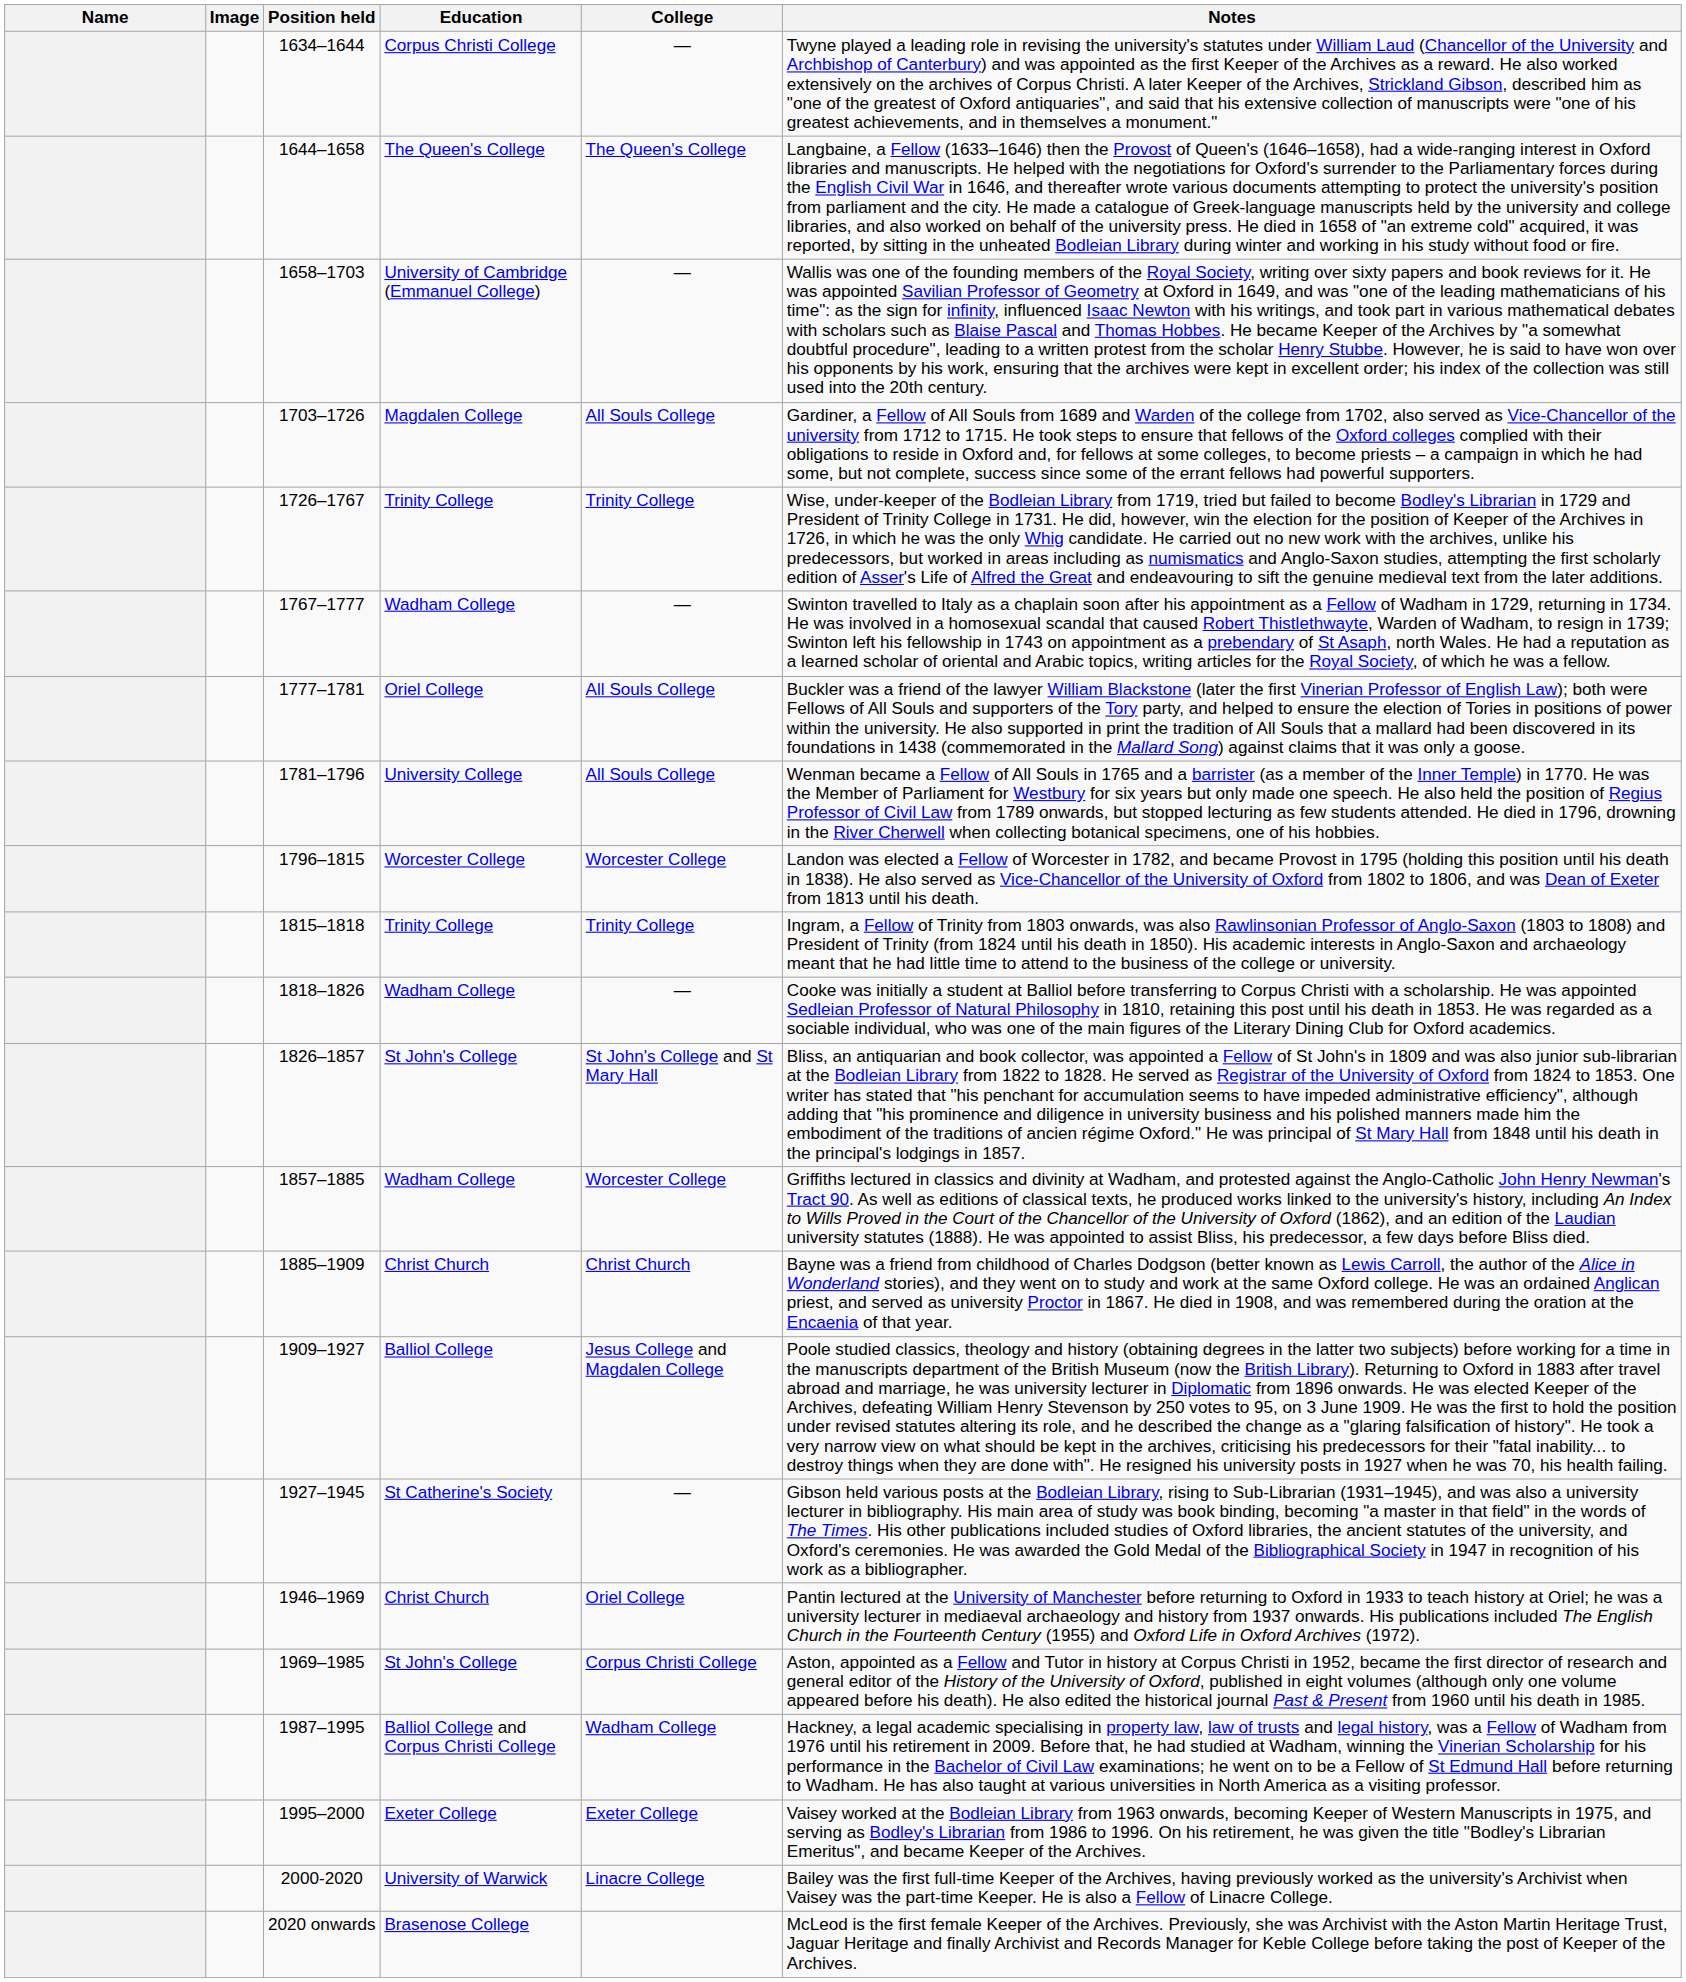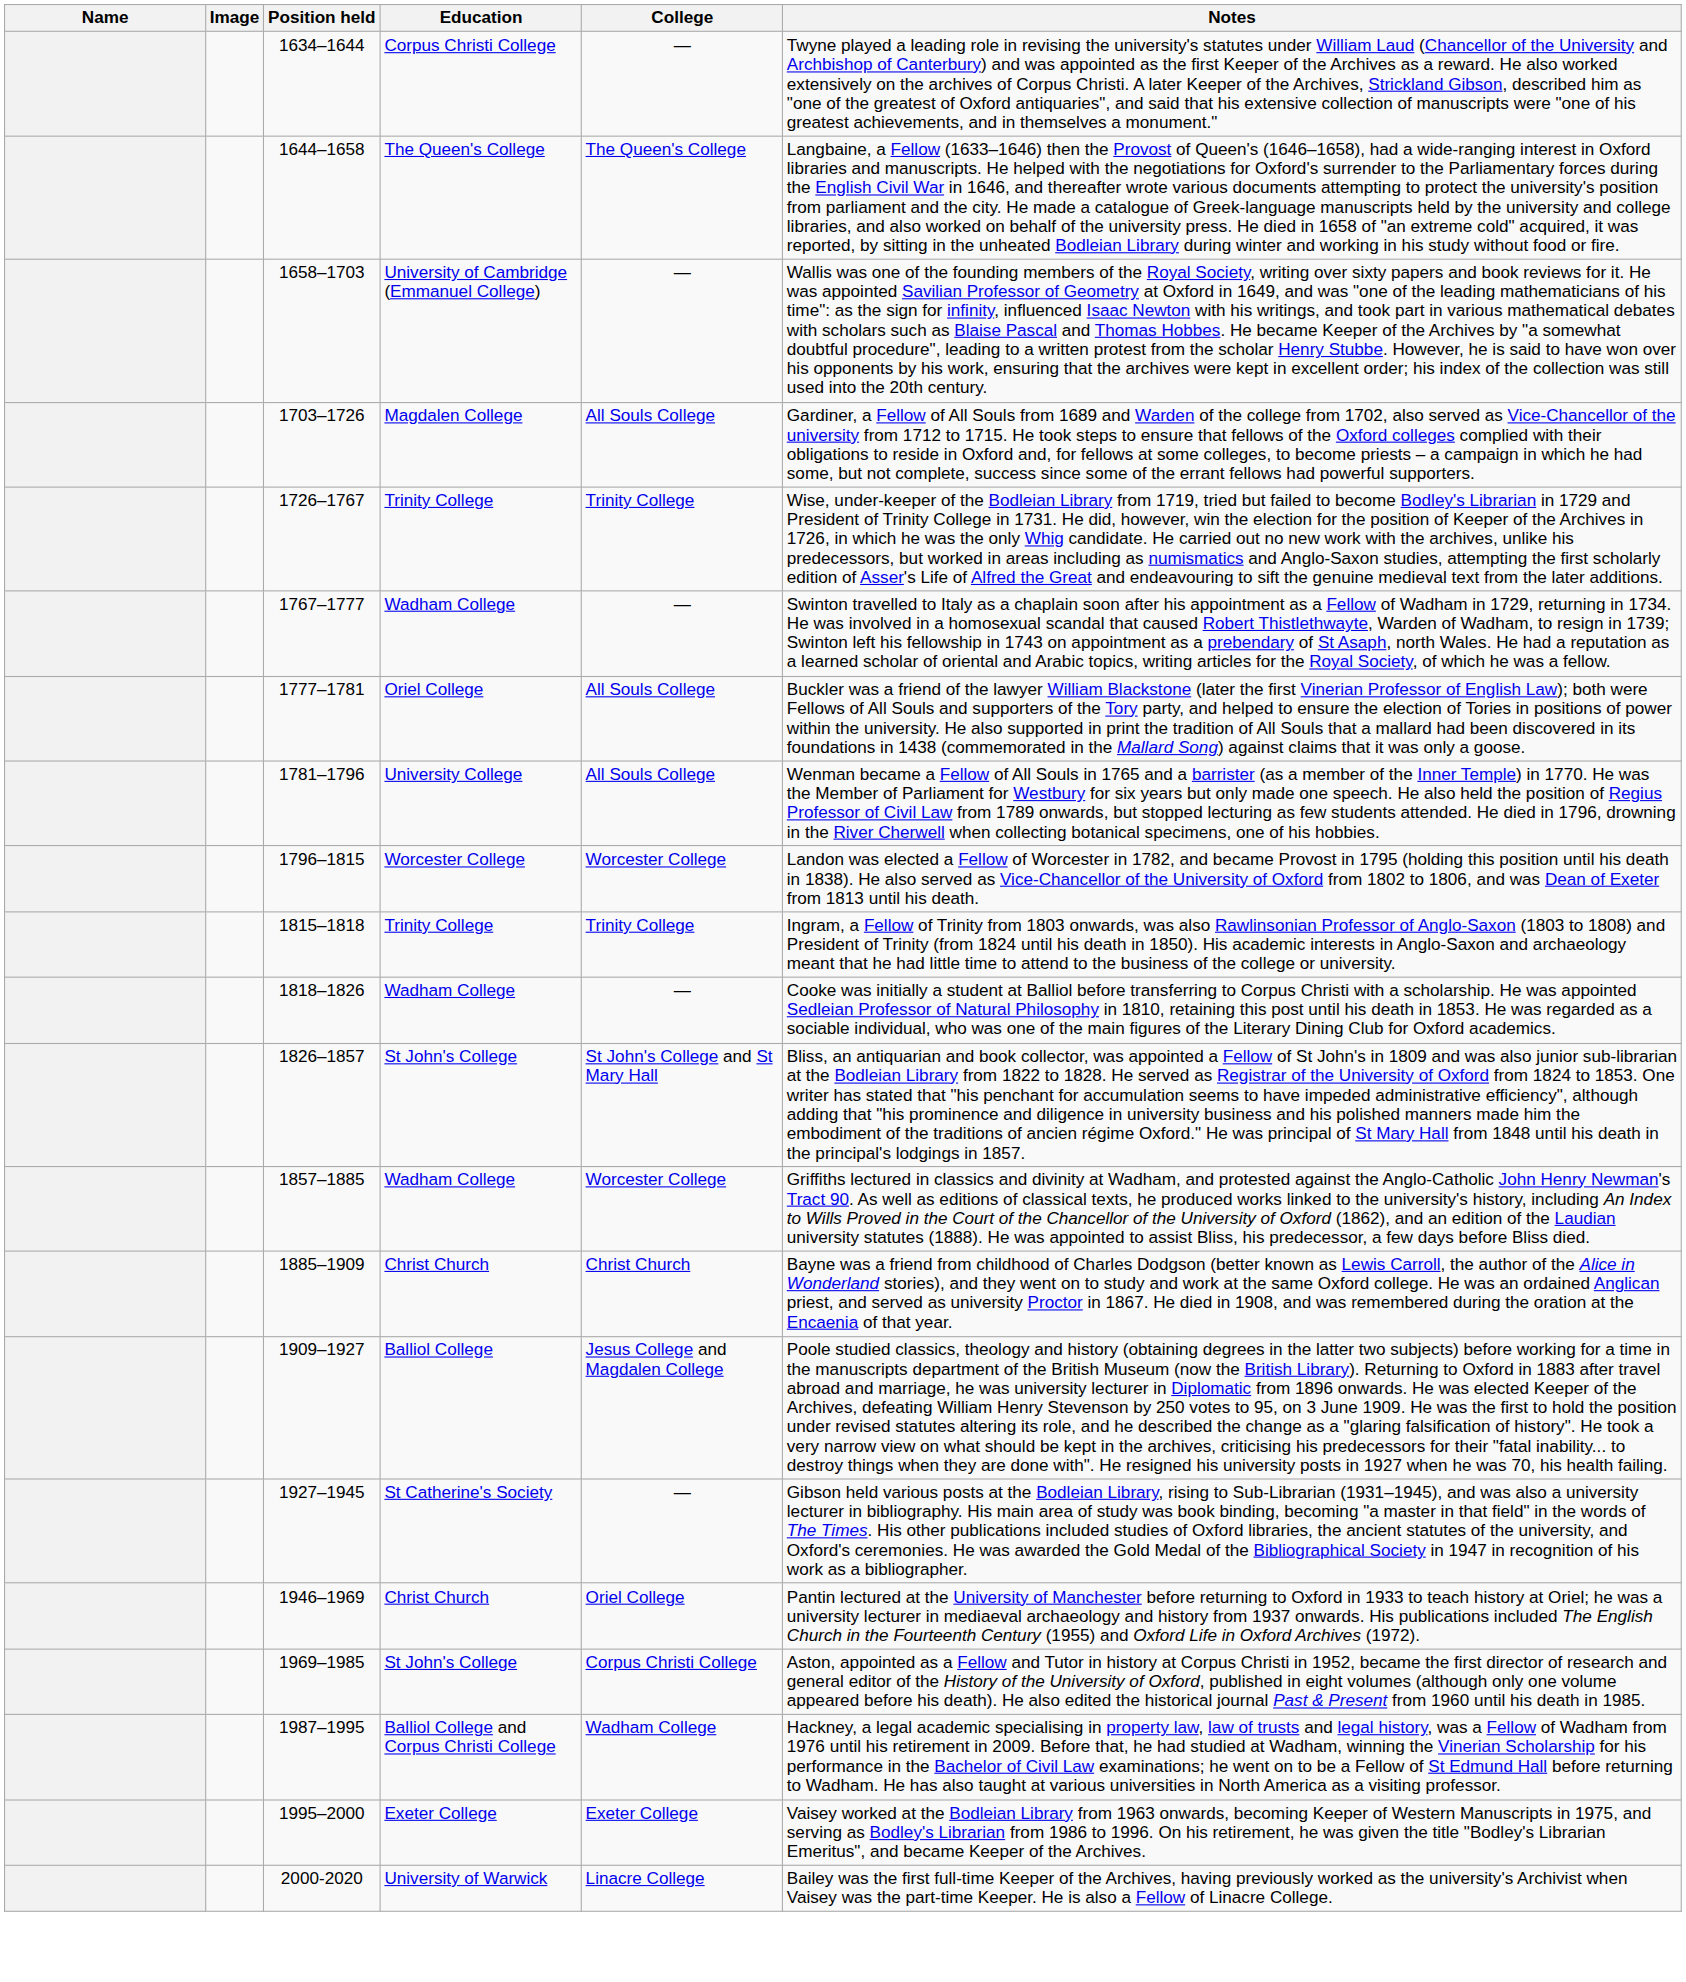- row: (322, 1925)
